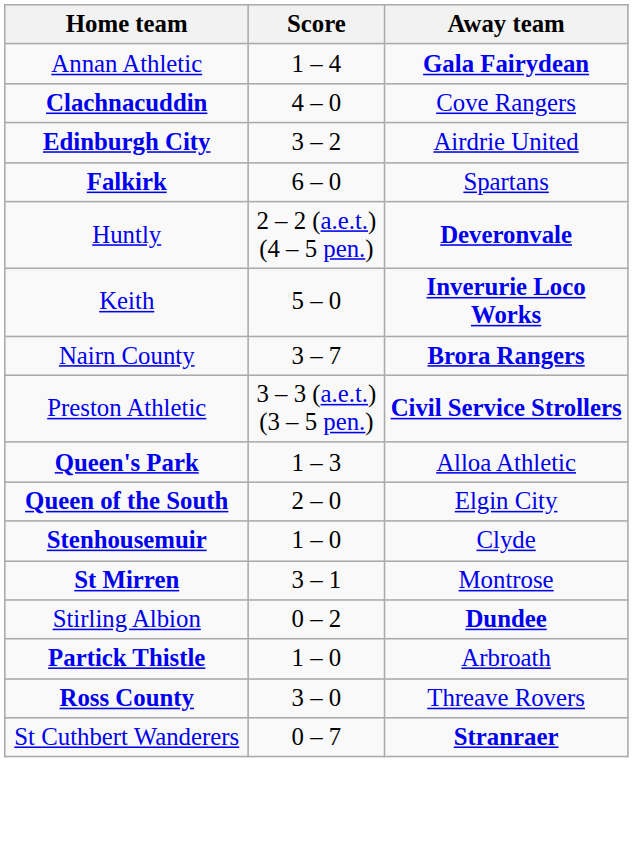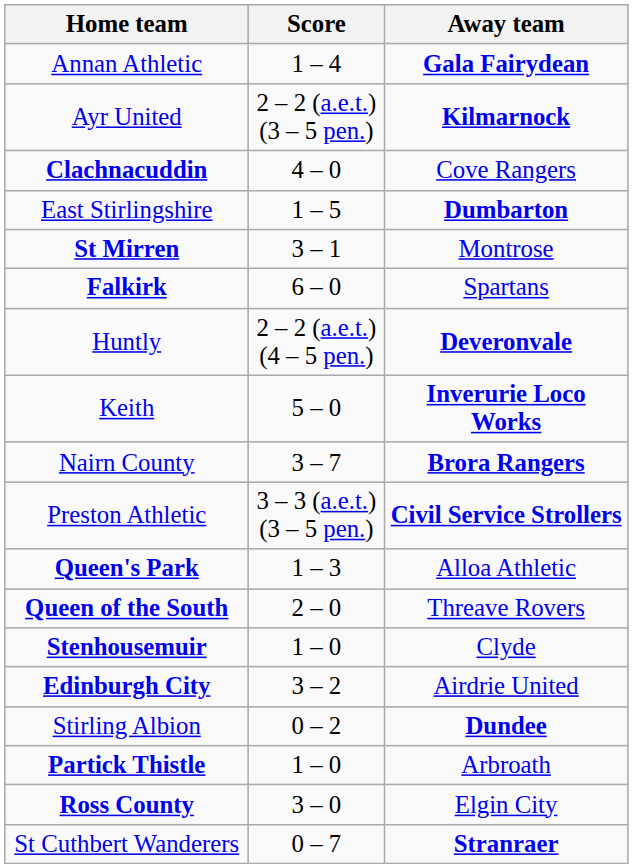+ row: (127, 116)
+ row: (127, 209)
rows swapped: (127, 142) <-> (127, 579)
(506, 501) Elgin City -> (506, 607) Threave Rovers
(506, 697) Threave Rovers -> (506, 804) Elgin City
